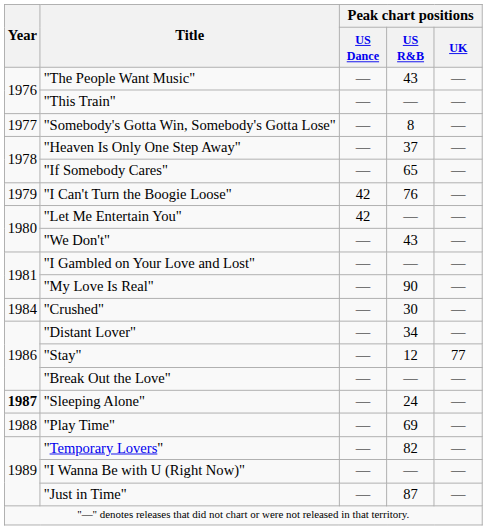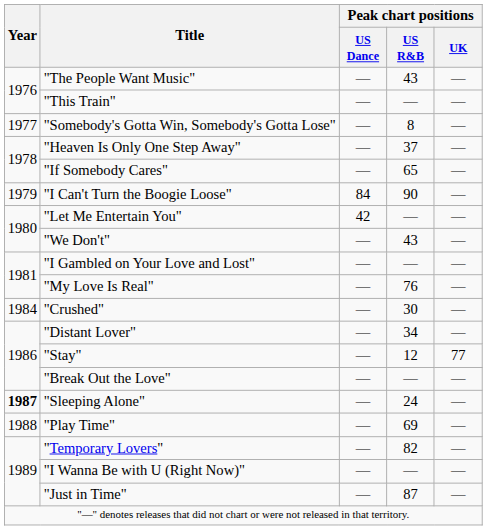(363, 194) 42 -> (363, 194) 84
(411, 194) 76 -> (411, 194) 90
(411, 286) 90 -> (411, 286) 76
